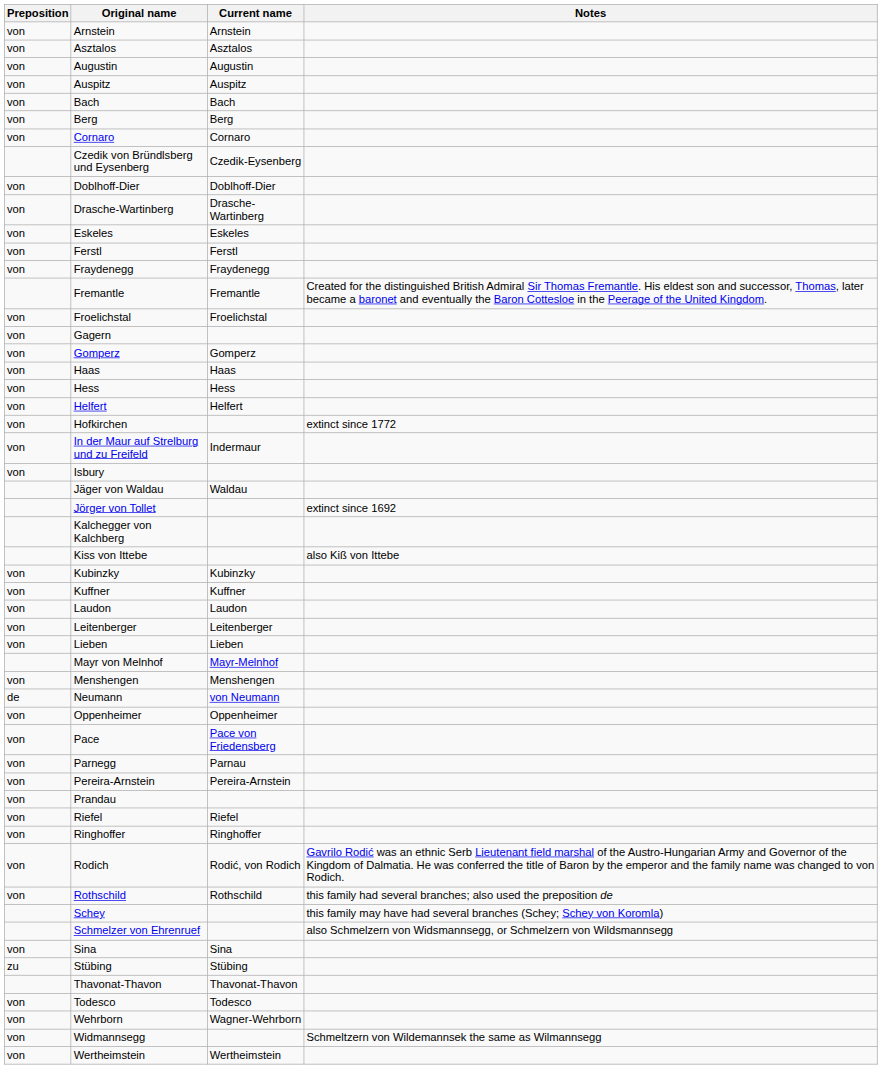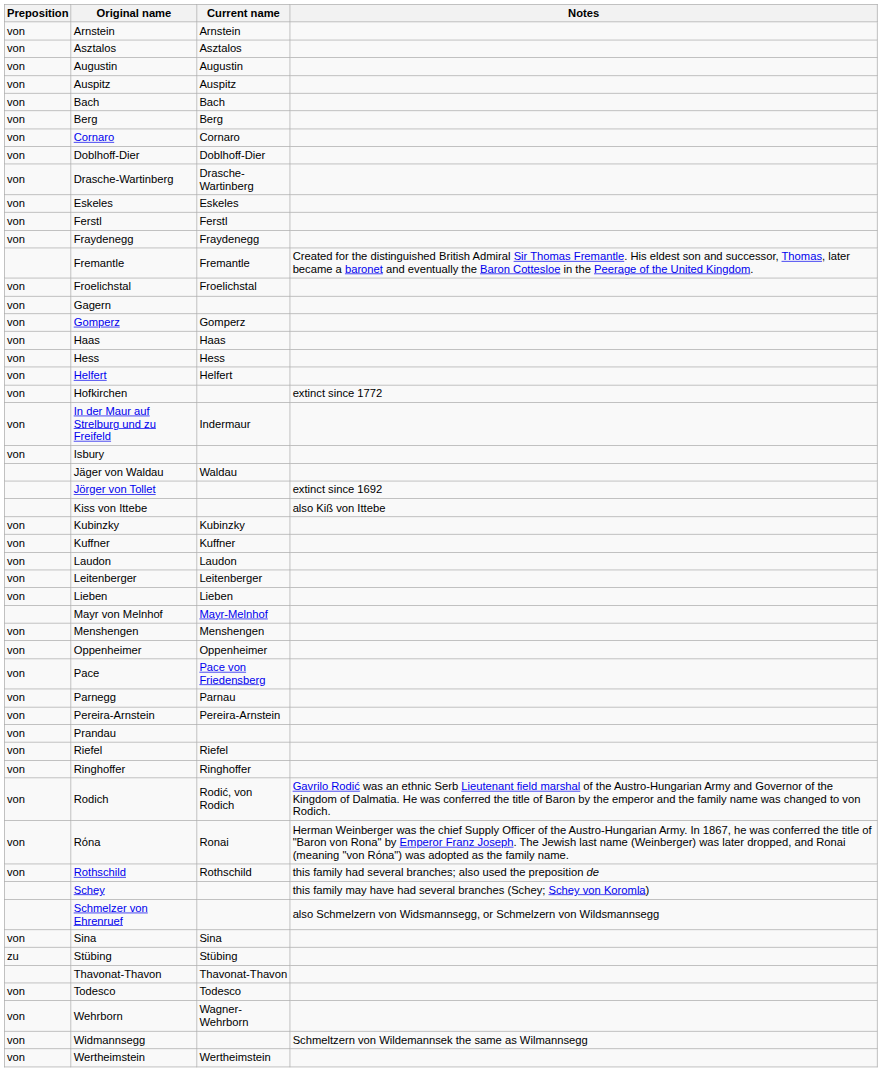- row: (133, 161)
- row: (113, 531)
- row: (98, 698)
+ row: (87, 842)
